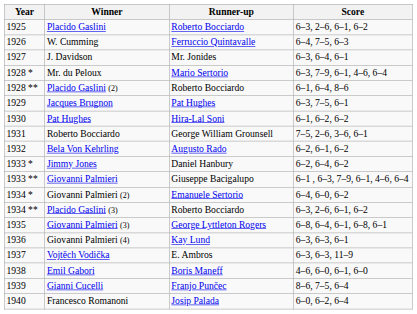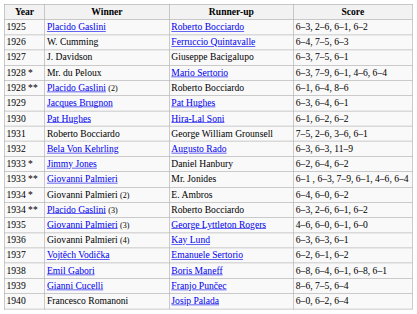(194, 57) Mr. Jonides -> (213, 57) Giuseppe Bacigalupo
(322, 57) 6–3, 6–4, 6–1 -> (322, 57) 6–3, 7–5, 6–1
(322, 103) 6–3, 7–5, 6–1 -> (322, 103) 6–3, 6–4, 6–1
(322, 149) 6–2, 6–1, 6–2 -> (324, 149) 6–3, 6–3, 11–9
(213, 179) Giuseppe Bacigalupo -> (194, 179) Mr. Jonides
(207, 194) Emanuele Sertorio -> (192, 194) E. Ambros
(341, 225) 6–8, 6–4, 6–1, 6–8, 6–1 -> (332, 225) 4–6, 6–0, 6–1, 6–0
(192, 255) E. Ambros -> (207, 255) Emanuele Sertorio
(324, 255) 6–3, 6–3, 11–9 -> (322, 255) 6–2, 6–1, 6–2
(332, 270) 4–6, 6–0, 6–1, 6–0 -> (341, 270) 6–8, 6–4, 6–1, 6–8, 6–1
